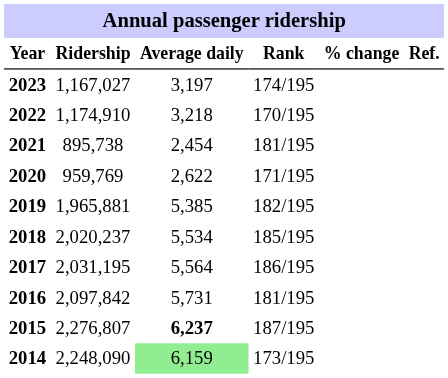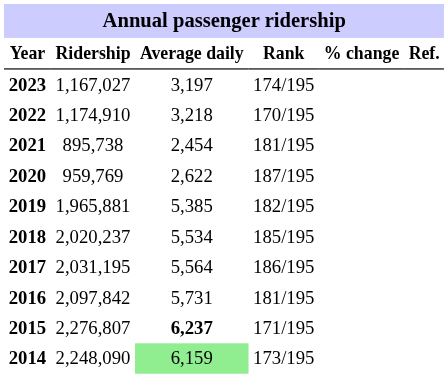(284, 175) 171/195 -> (284, 175) 187/195
(284, 328) 187/195 -> (284, 328) 171/195
